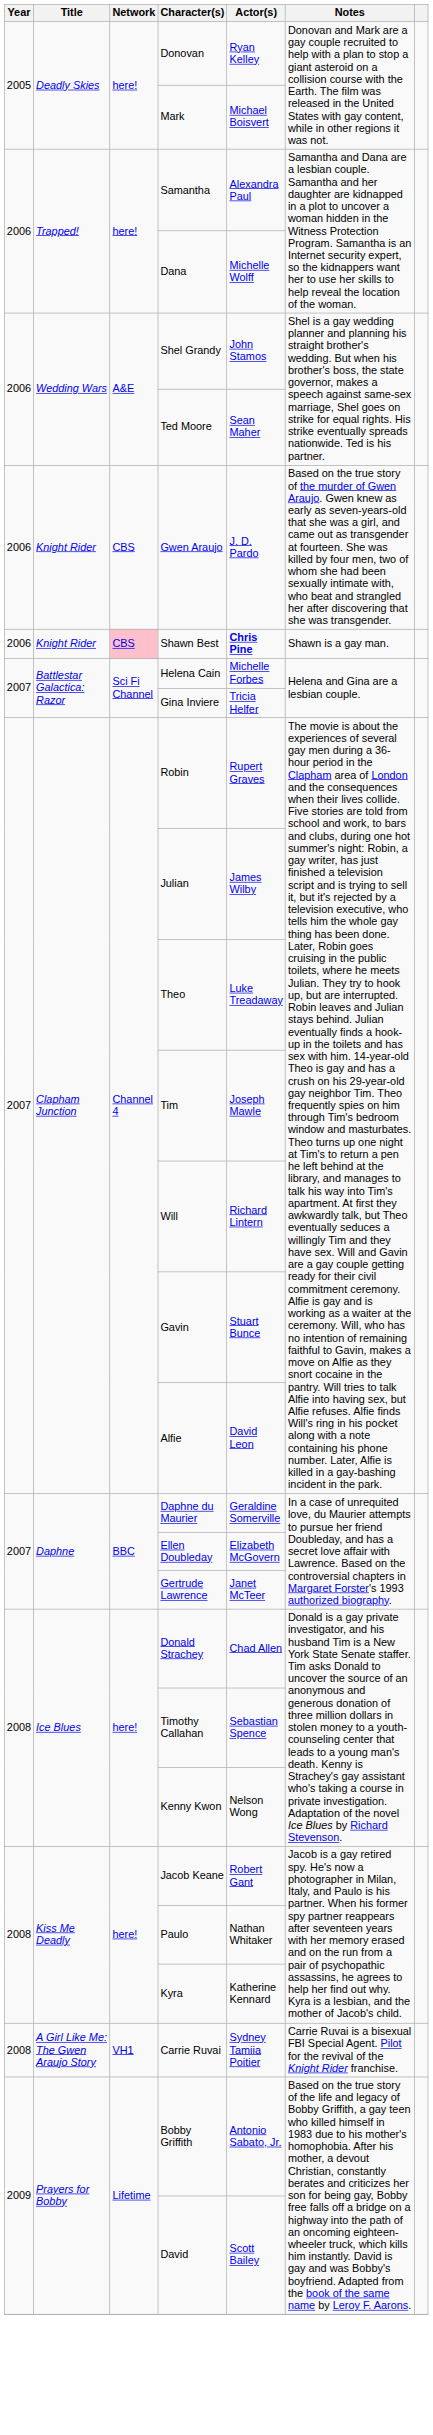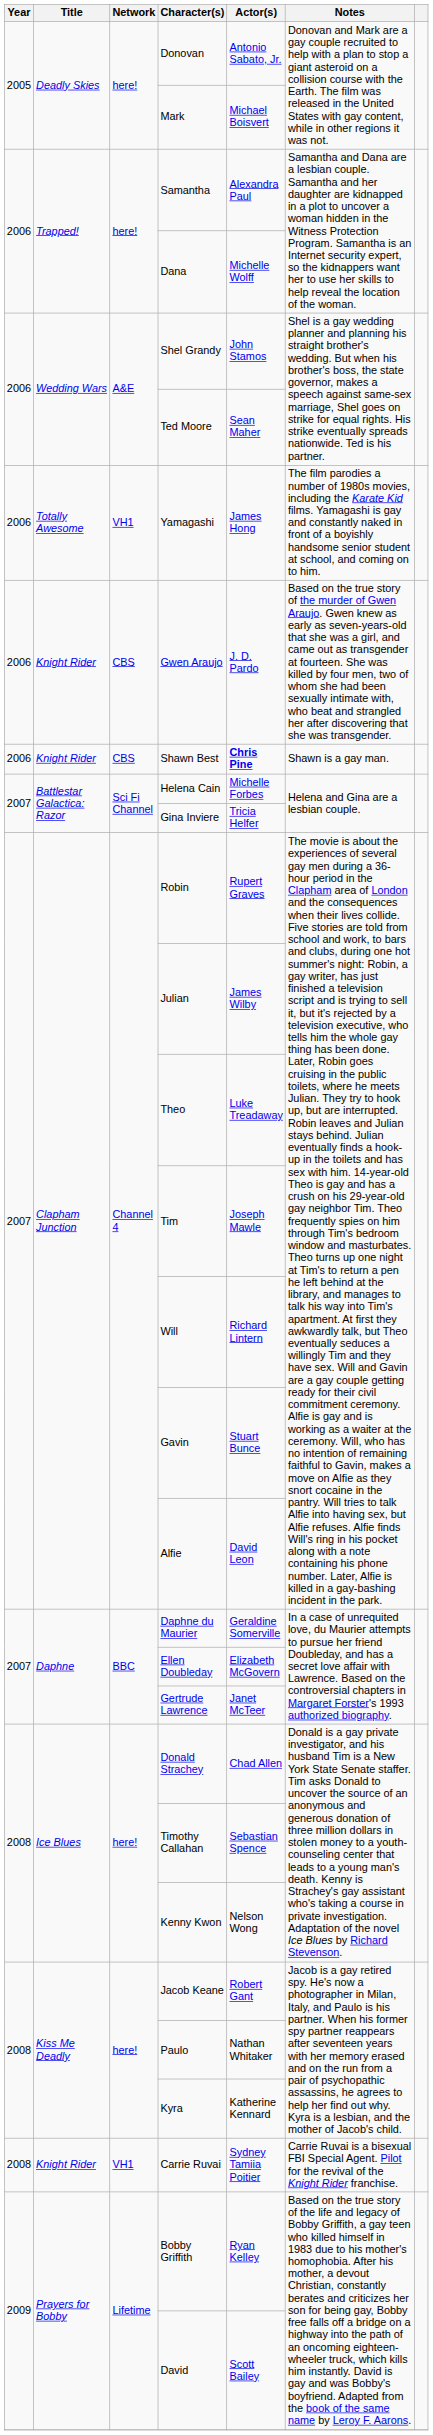(244, 53) Ryan Kelley -> (256, 53) Antonio Sabato, Jr.
+ row: (187, 522)
(124, 644) pink background -> (124, 759) no background
(72, 2050) A Girl Like Me: The Gwen Araujo Story -> (66, 2165) Knight Rider
(256, 2136) Antonio Sabato, Jr. -> (244, 2251) Ryan Kelley
